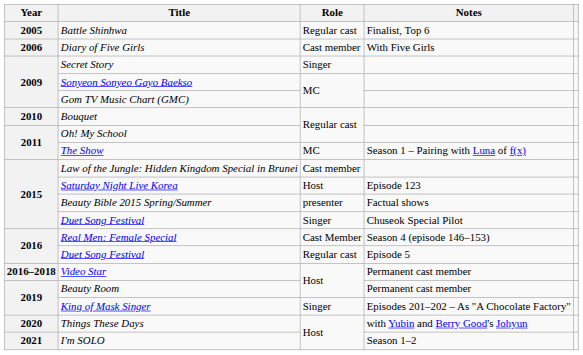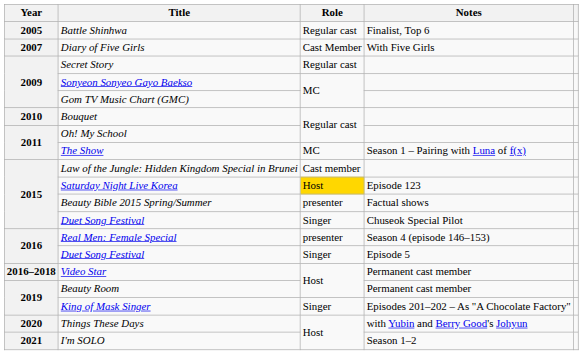(31, 47) 2006 -> (31, 47) 2007
(332, 47) Cast member -> (332, 47) Cast Member
(317, 64) Singer -> (330, 64) Regular cast
(313, 185) no background -> (313, 185) gold background
(332, 237) Cast Member -> (323, 237) presenter
(330, 254) Regular cast -> (317, 254) Singer
